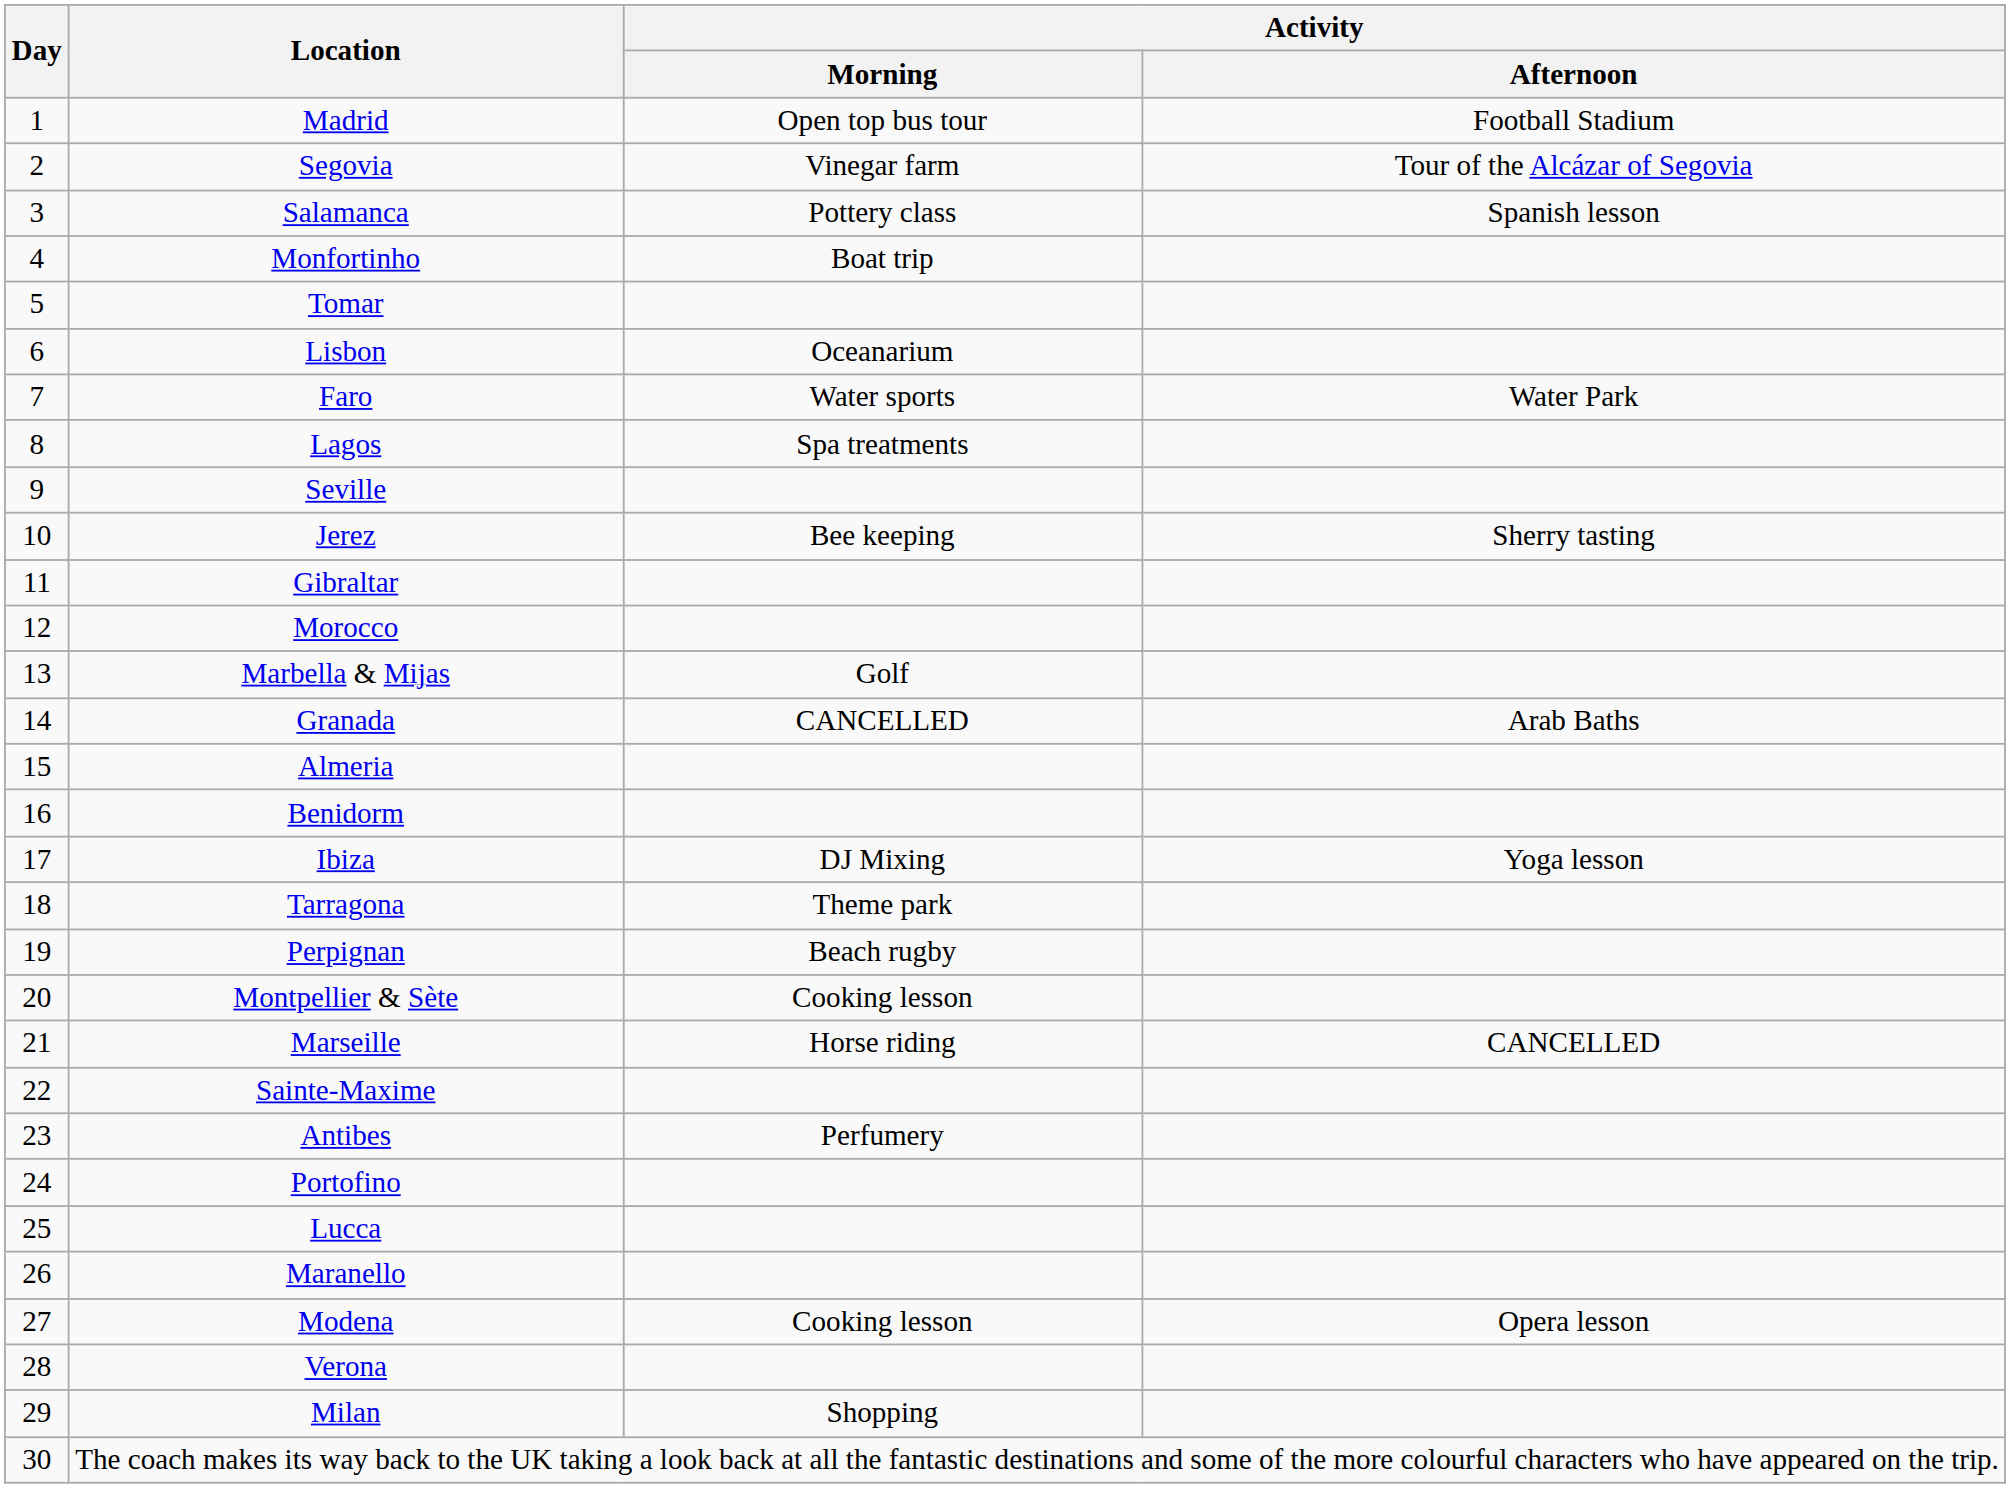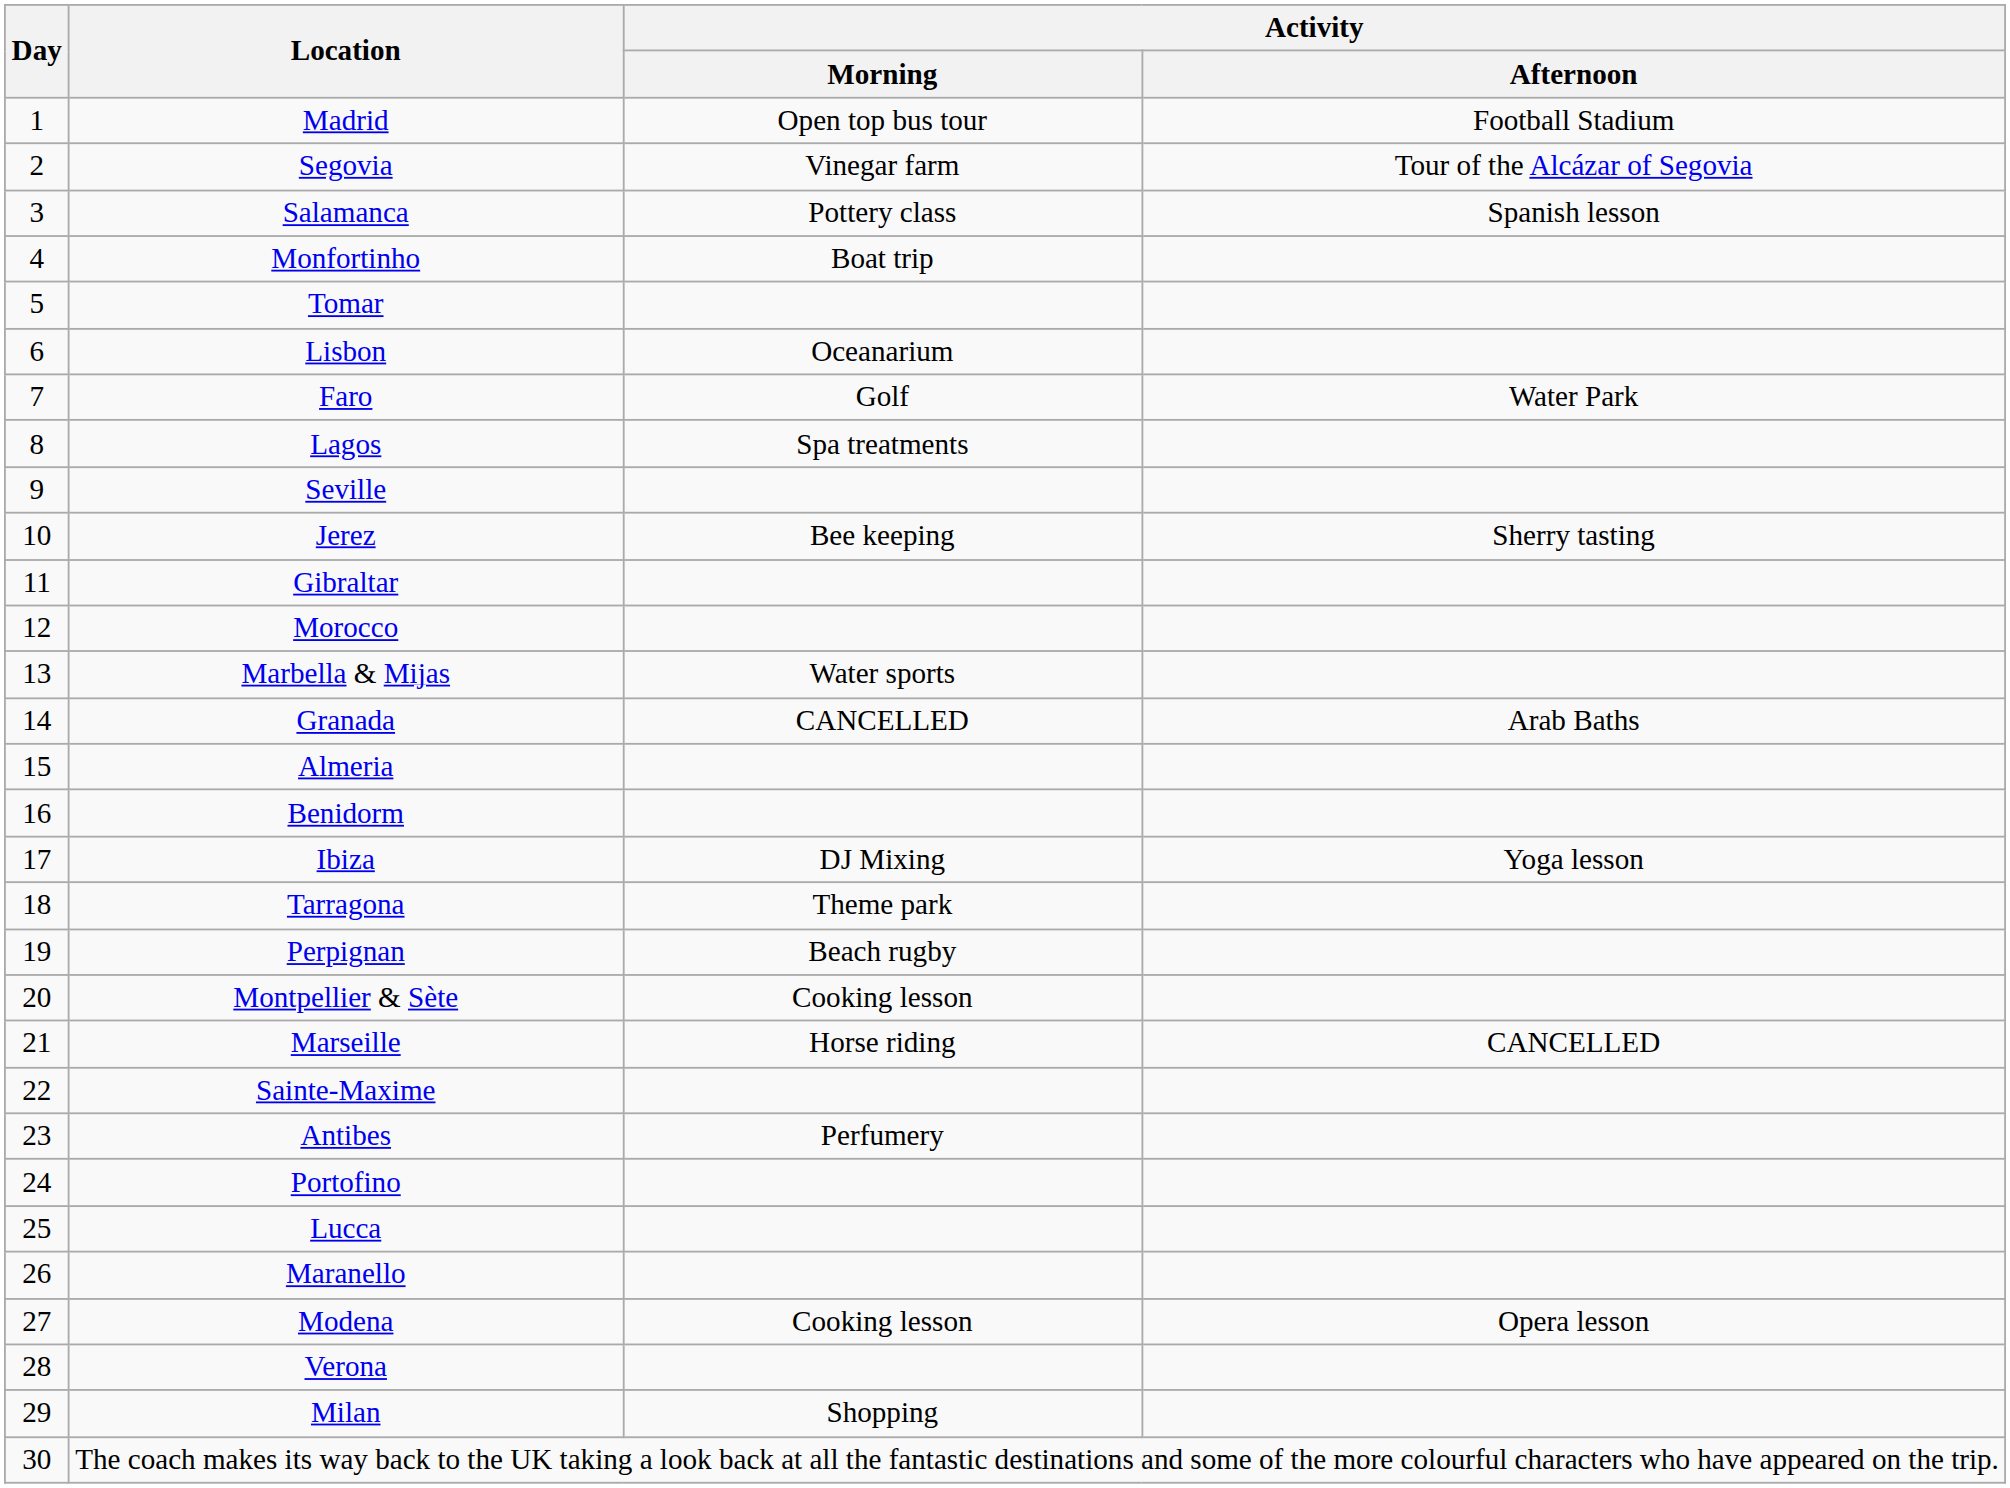(882, 397) Water sports -> (882, 397) Golf
(882, 674) Golf -> (882, 674) Water sports
